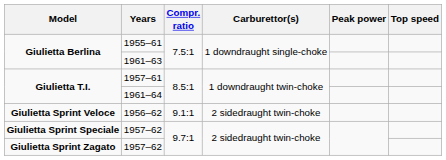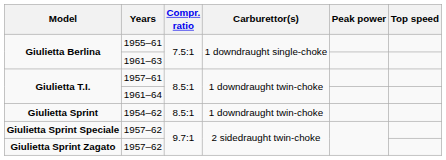+ row: (63, 112)
- row: (63, 112)
